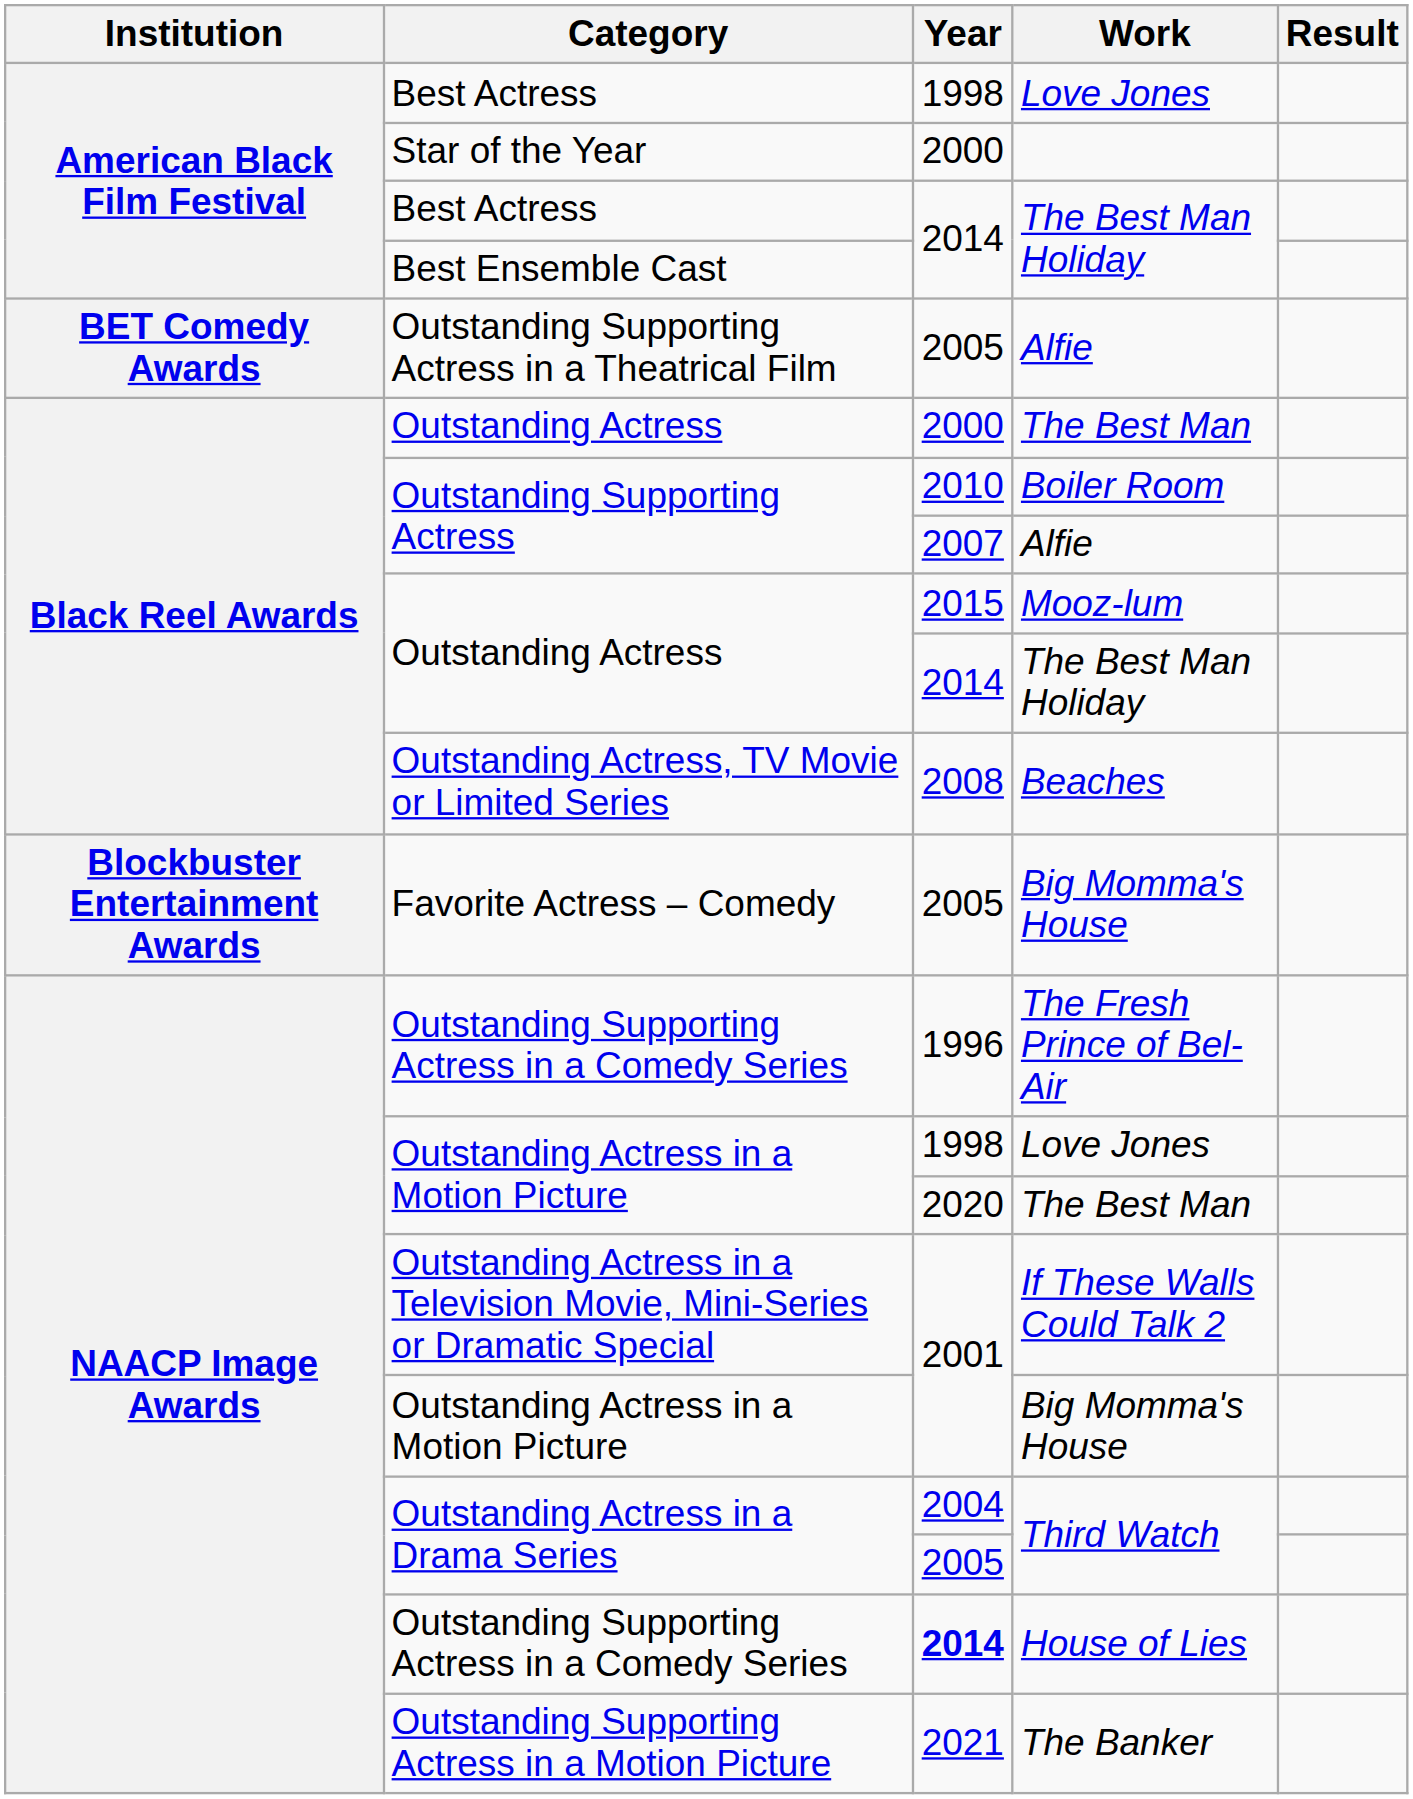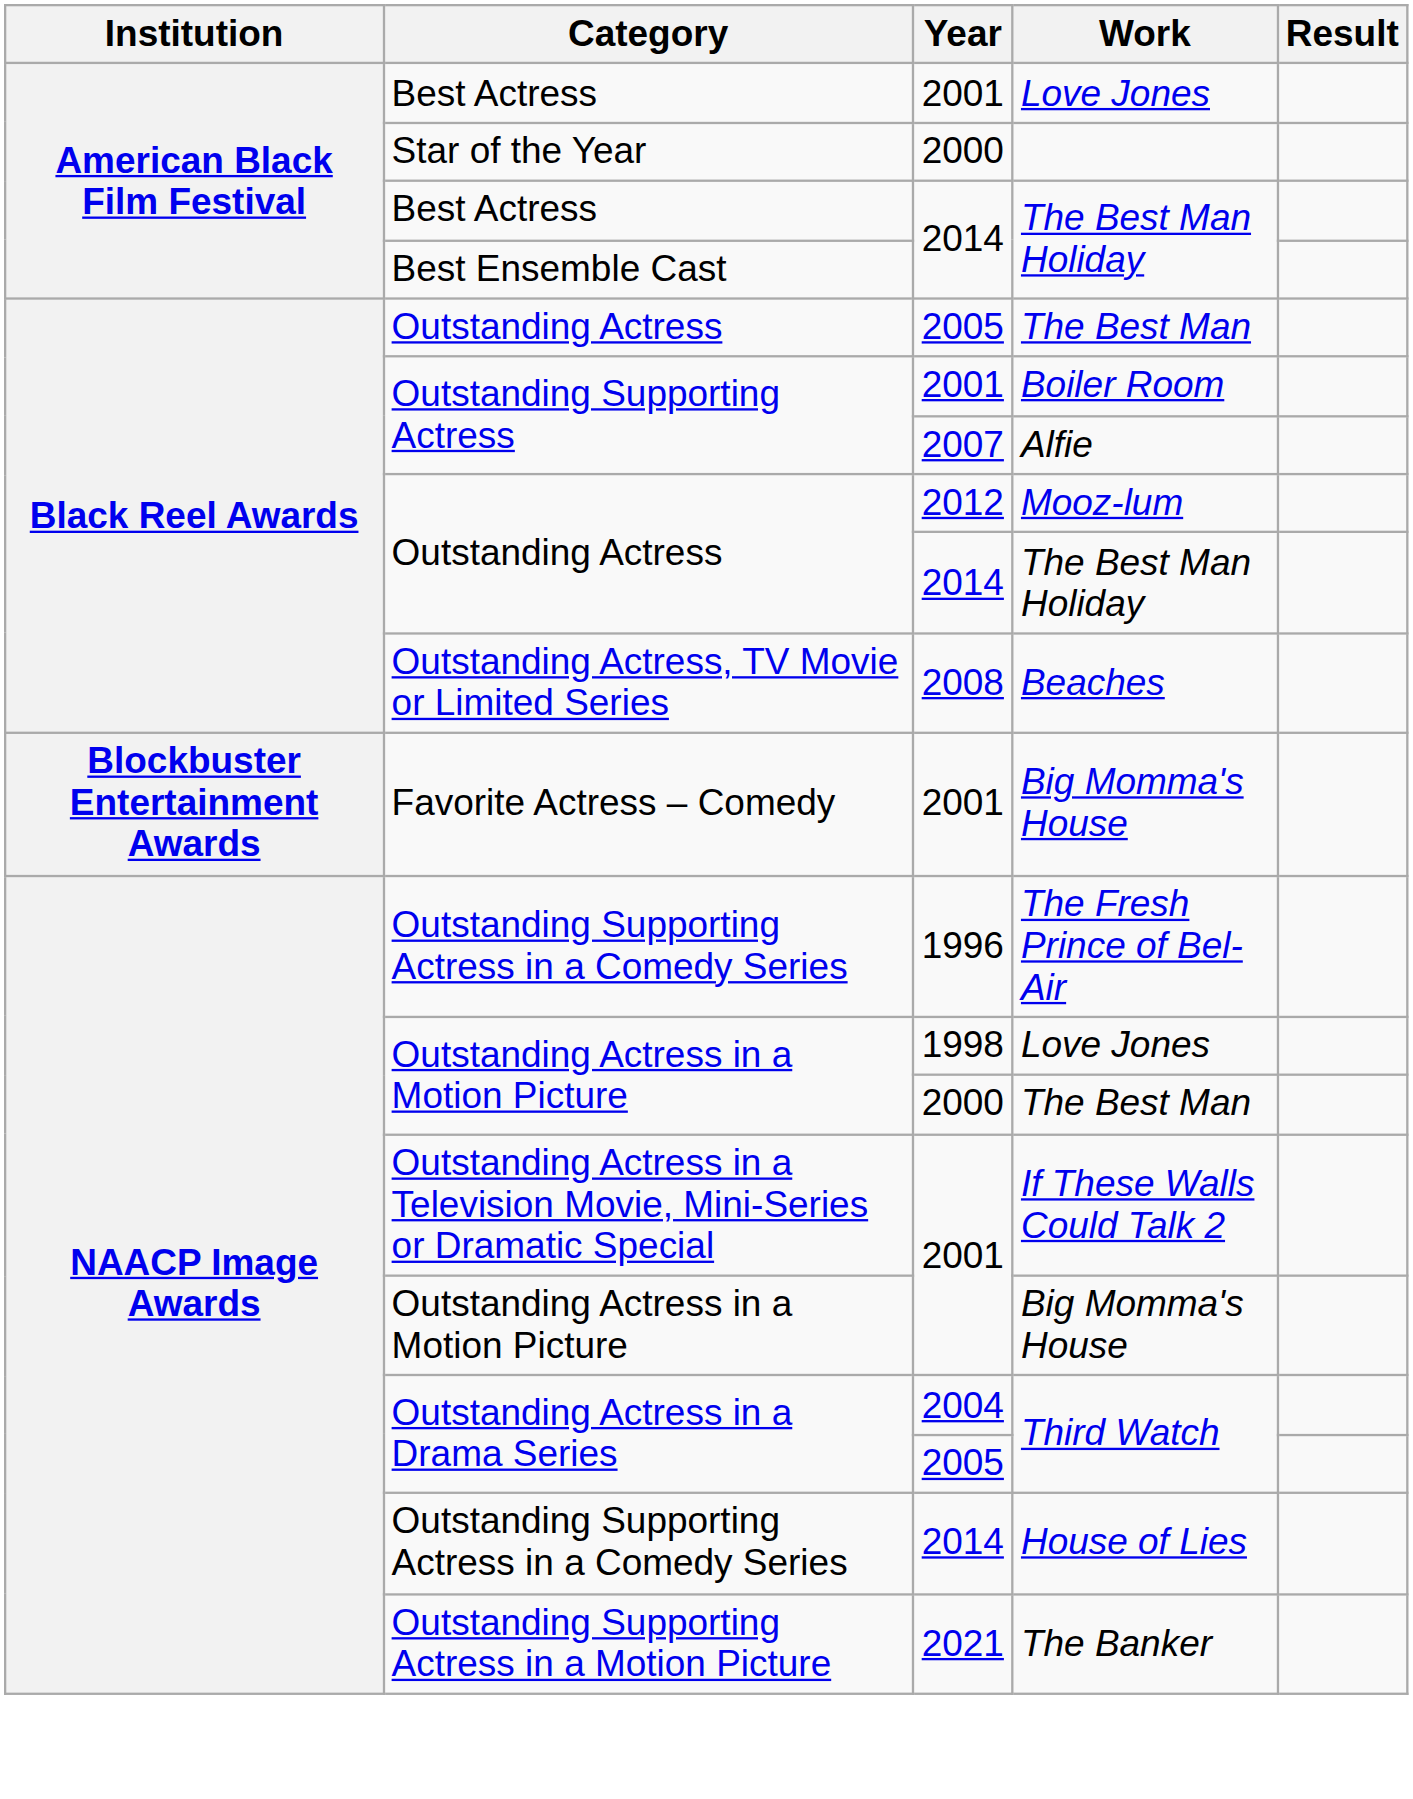(963, 92) 1998 -> (963, 92) 2001
- row: (614, 347)
(963, 427) 2000 -> (963, 326) 2005
(963, 485) 2010 -> (963, 385) 2001
(963, 602) 2015 -> (963, 502) 2012
(963, 903) 2005 -> (963, 803) 2001
(963, 1204) 2020 -> (963, 1103) 2000
(963, 1642) bold -> (963, 1542) normal
